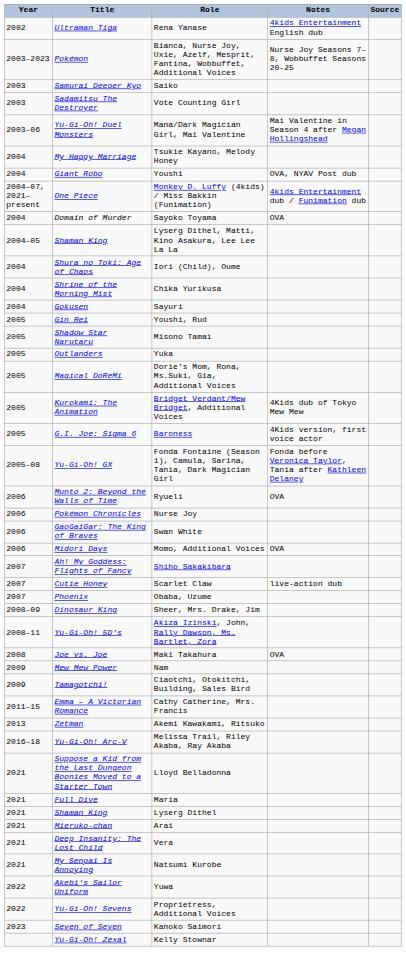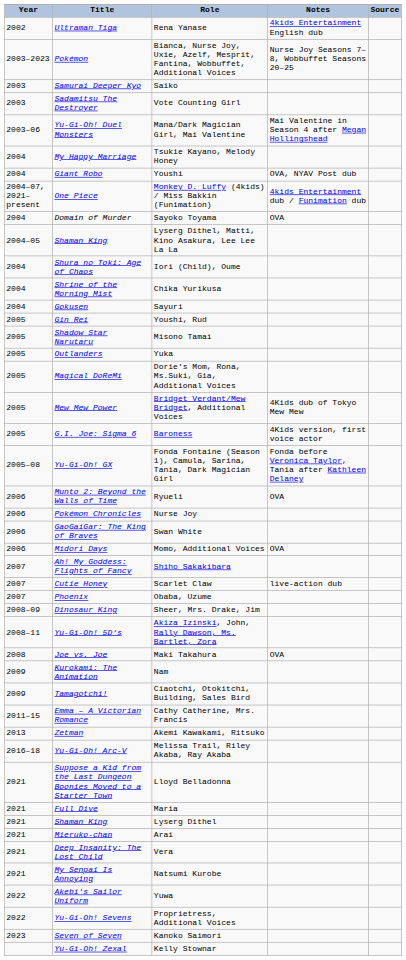(86, 408) Kurokami: The Animation -> (86, 408) Mew Mew Power
(86, 668) Mew Mew Power -> (86, 672) Kurokami: The Animation
